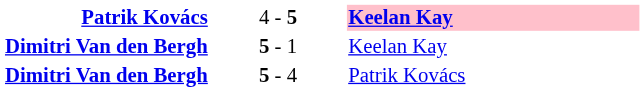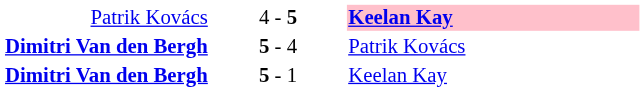(145, 17) bold -> (149, 17) normal
rows swapped: (278, 74) <-> (278, 46)
